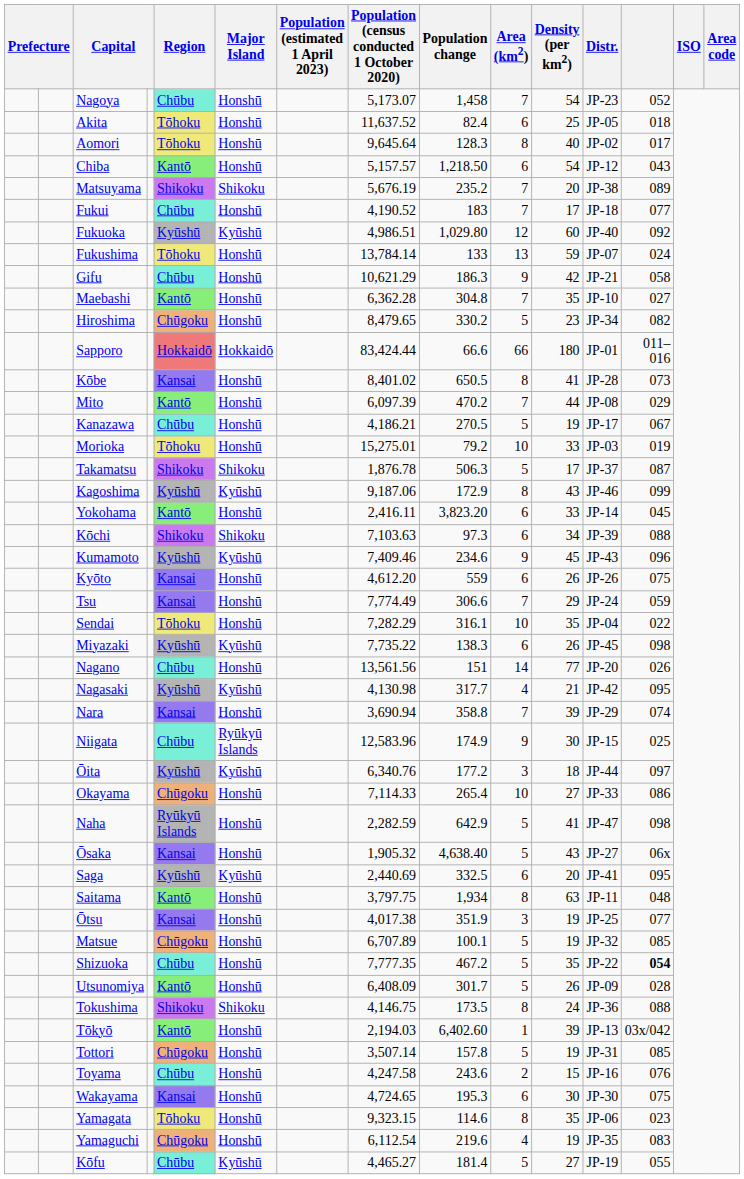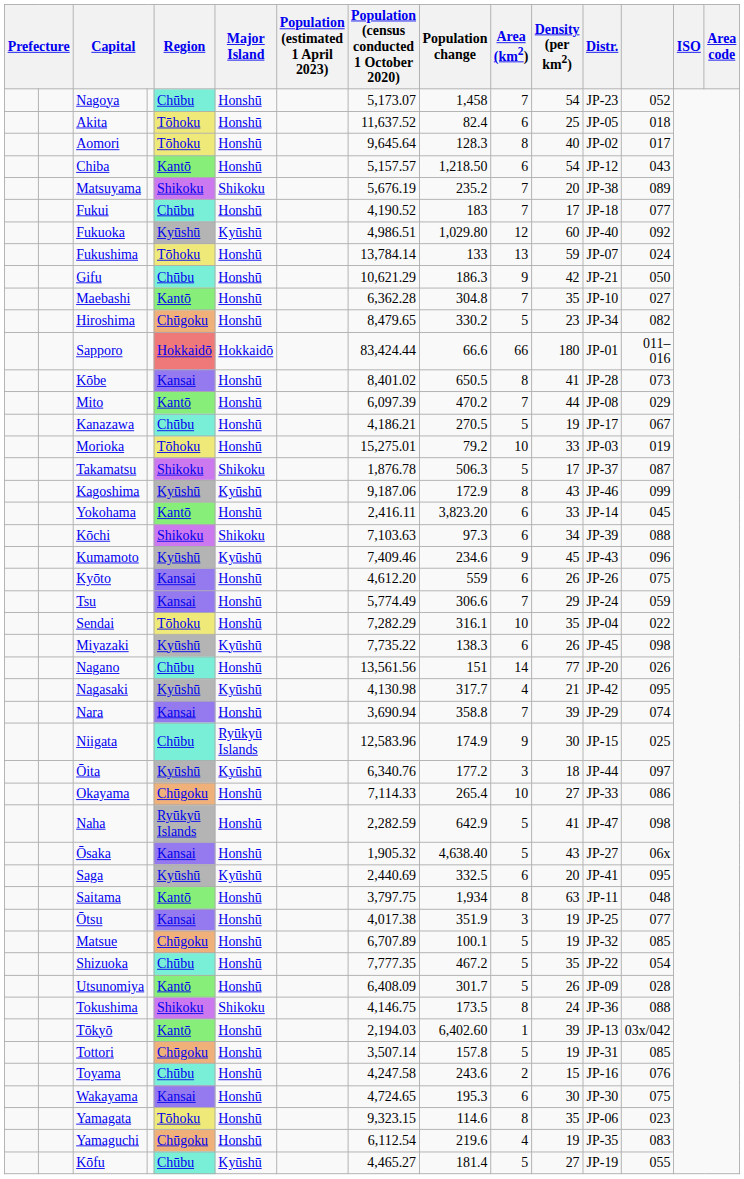(660, 276) 058 -> (660, 276) 050
(392, 601) 7,774.49 -> (392, 601) 5,774.49
(660, 964) bold -> (660, 964) normal
